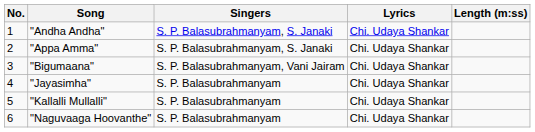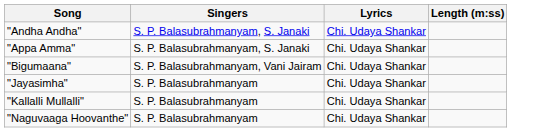- column: (16, 13)
